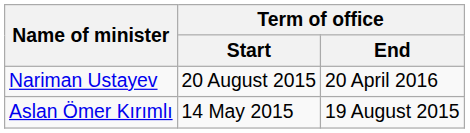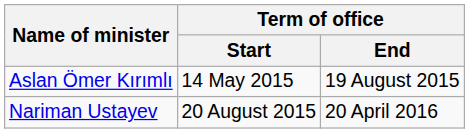rows swapped: (91, 111) <-> (83, 81)
